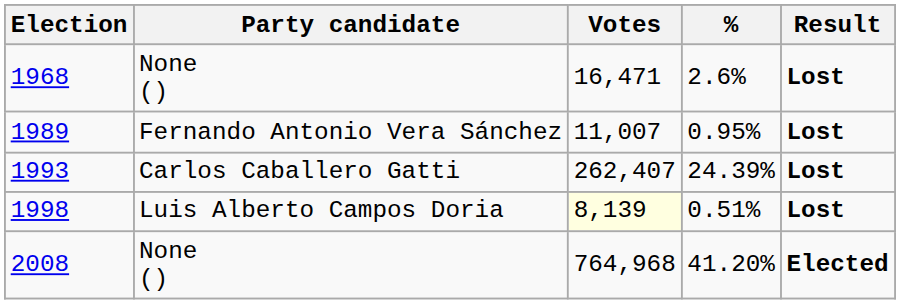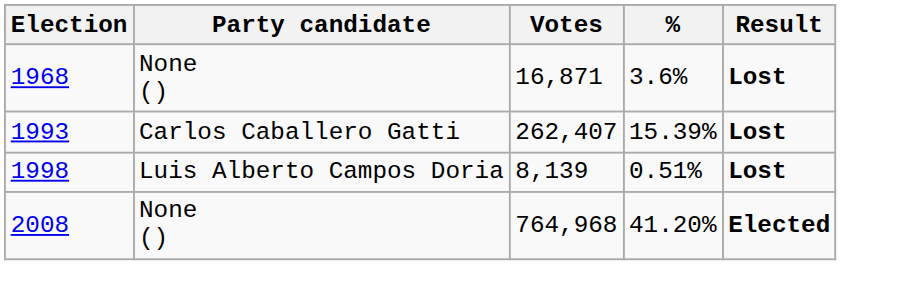(617, 78) 16,471 -> (559, 78) 16,871
(717, 78) 2.6% -> (658, 78) 3.6%
- row: (40, 132)
(731, 172) 24.39% -> (673, 132) 15.39%
(610, 211) lightyellow background -> (552, 172) no background
